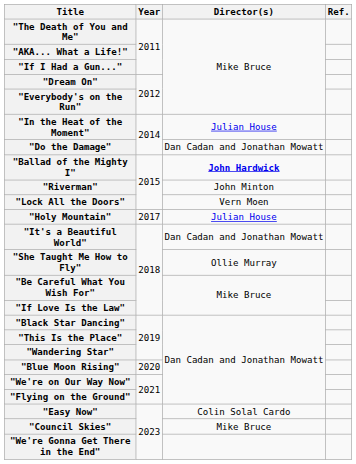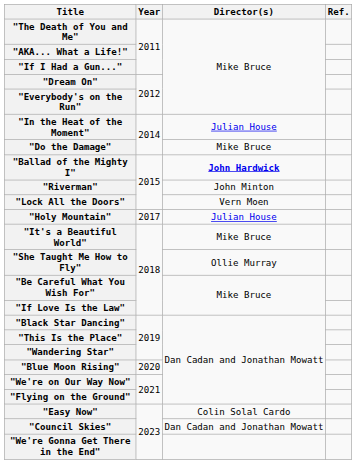(244, 147) Dan Cadan and Jonathan Mowatt -> (244, 147) Mike Bruce
(244, 237) Dan Cadan and Jonathan Mowatt -> (244, 237) Mike Bruce
(244, 426) Mike Bruce -> (244, 426) Dan Cadan and Jonathan Mowatt
